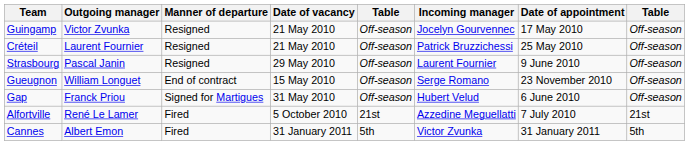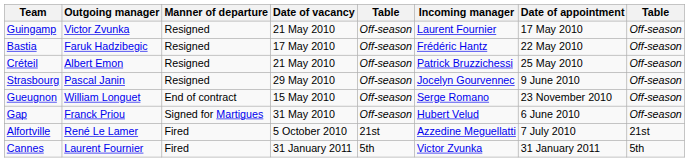(466, 30) Jocelyn Gourvennec -> (457, 30) Laurent Fournier
+ row: (22, 47)
(104, 47) Laurent Fournier -> (94, 64) Albert Emon
(457, 64) Laurent Fournier -> (466, 81) Jocelyn Gourvennec
(94, 132) Albert Emon -> (104, 149) Laurent Fournier
